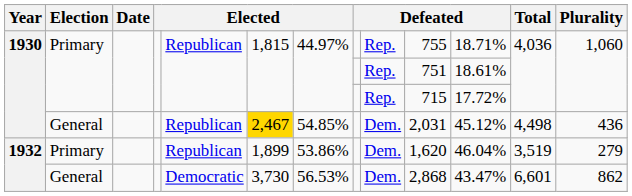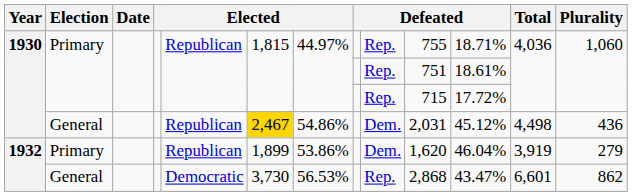(323, 124) 54.85% -> (323, 124) 54.86%
(533, 151) 3,519 -> (533, 151) 3,919
(383, 177) Dem. -> (380, 177) Rep.
